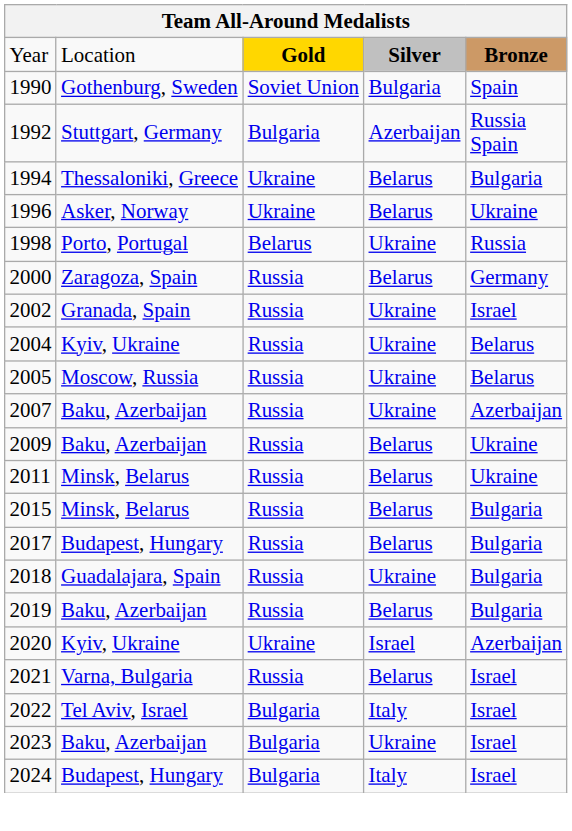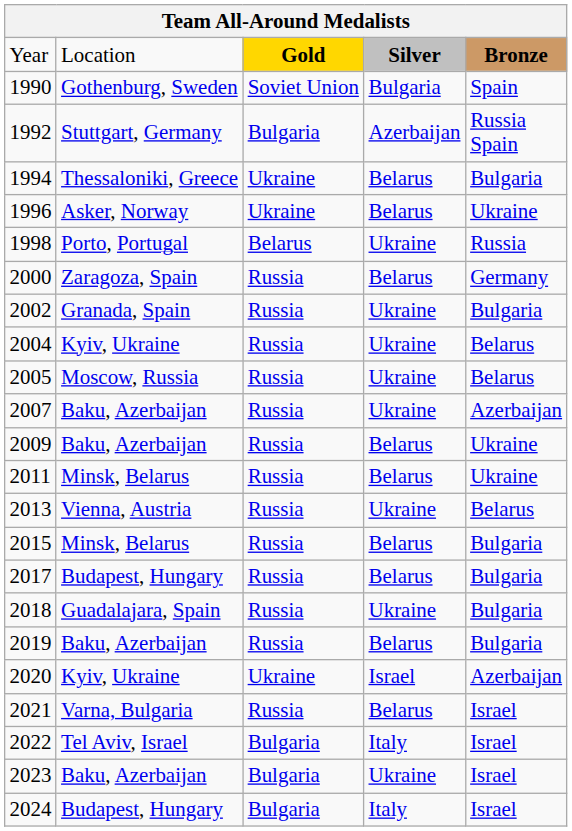(493, 310) Israel -> (506, 310) Bulgaria
+ row: (30, 510)
